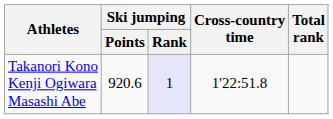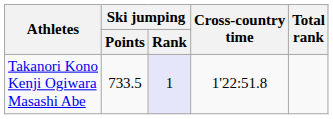(125, 84) 920.6 -> (125, 84) 733.5
